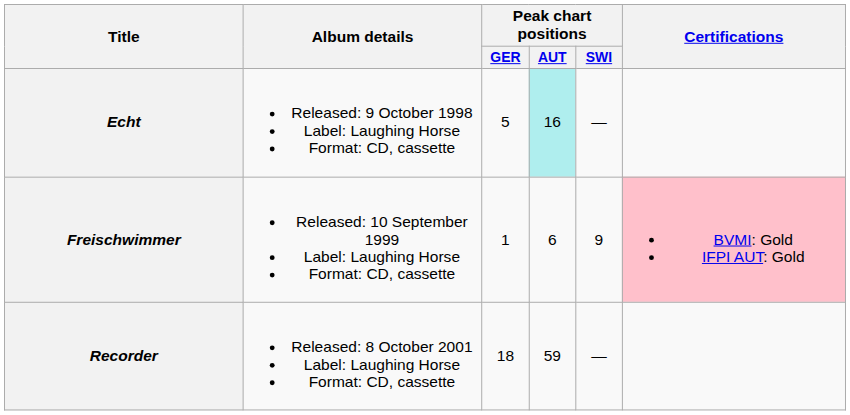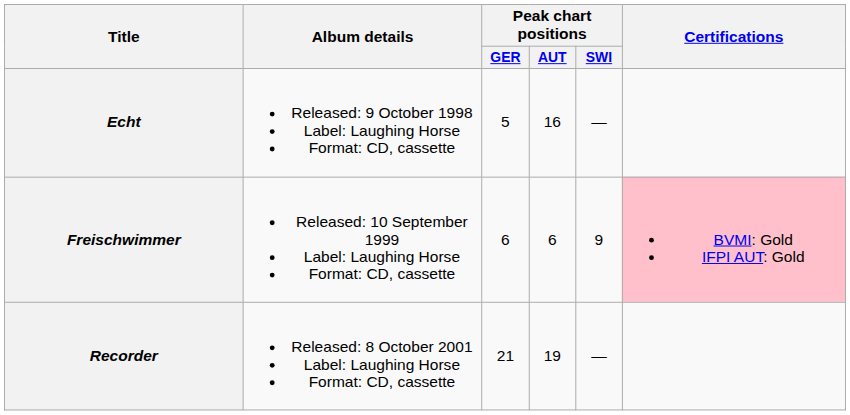(552, 122) paleturquoise background -> (552, 122) no background
(505, 239) 1 -> (505, 239) 6
(505, 356) 18 -> (505, 356) 21
(552, 356) 59 -> (552, 356) 19
